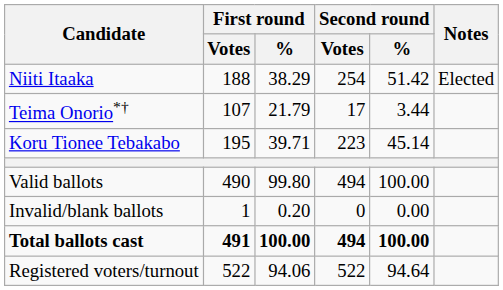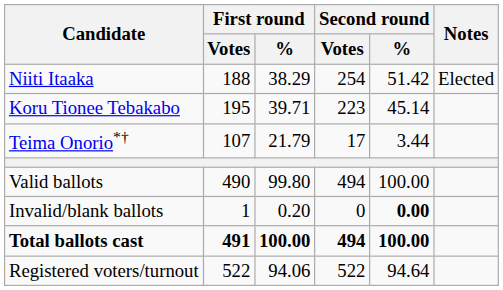rows swapped: (94, 143) <-> (69, 110)
(413, 211) normal -> (413, 211) bold
